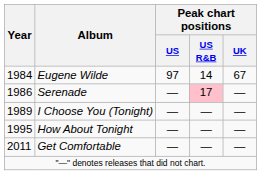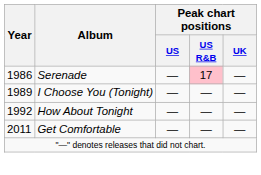- row: (73, 75)
(20, 129) 1995 -> (20, 111) 1992
